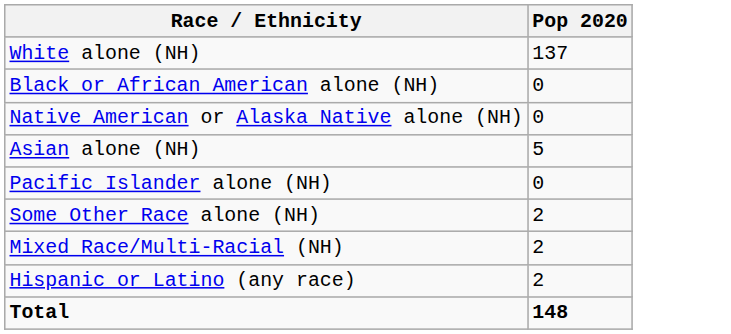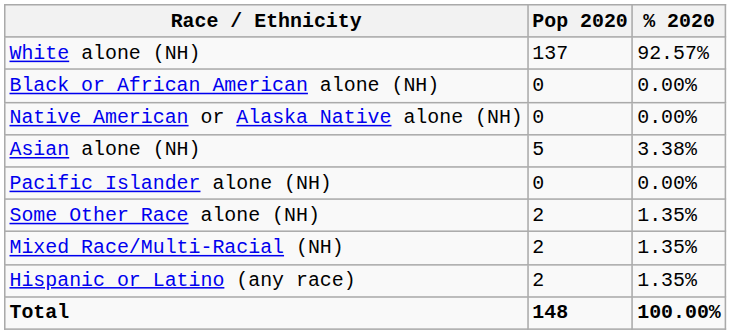+ column: (679, 21)
